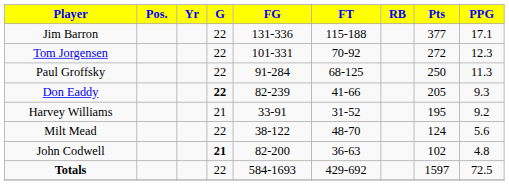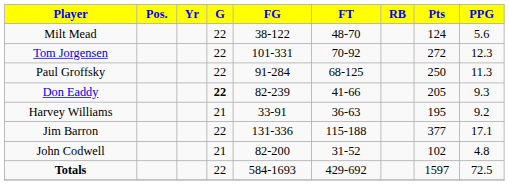rows swapped: (71, 33) <-> (71, 131)
(346, 111) 31-52 -> (346, 111) 36-63
(220, 151) bold -> (220, 151) normal
(346, 151) 36-63 -> (346, 151) 31-52
